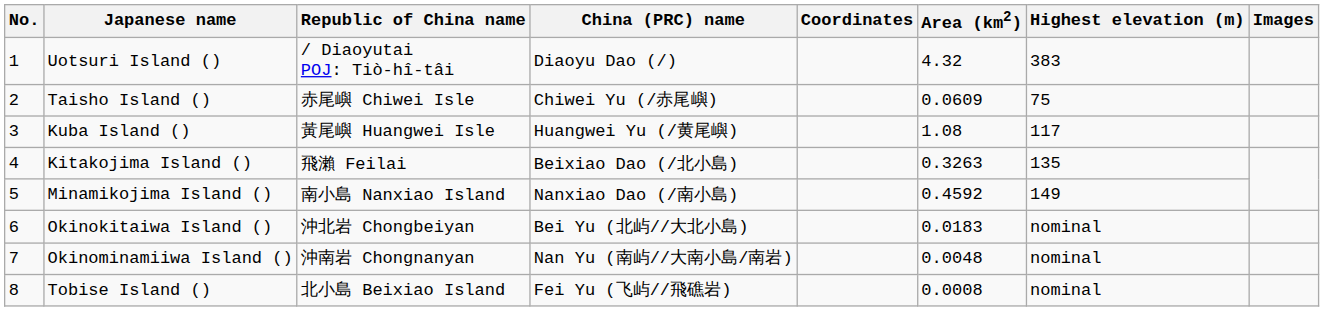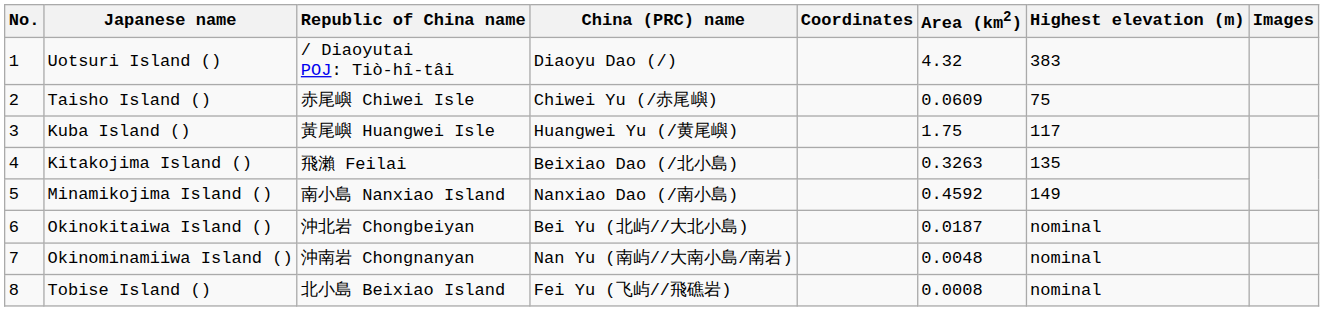(942, 132) 1.08 -> (942, 132) 1.75
(952, 227) 0.0183 -> (952, 227) 0.0187
